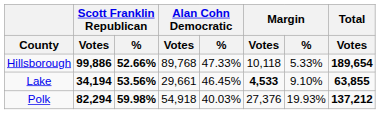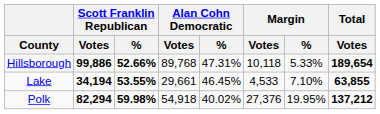(221, 63) 47.33% -> (221, 63) 47.31%
(136, 81) 53.56% -> (136, 81) 53.55%
(264, 81) bold -> (264, 81) normal
(306, 81) 9.10% -> (306, 81) 7.10%
(221, 99) 40.03% -> (221, 99) 40.02%
(306, 99) 19.93% -> (306, 99) 19.95%
